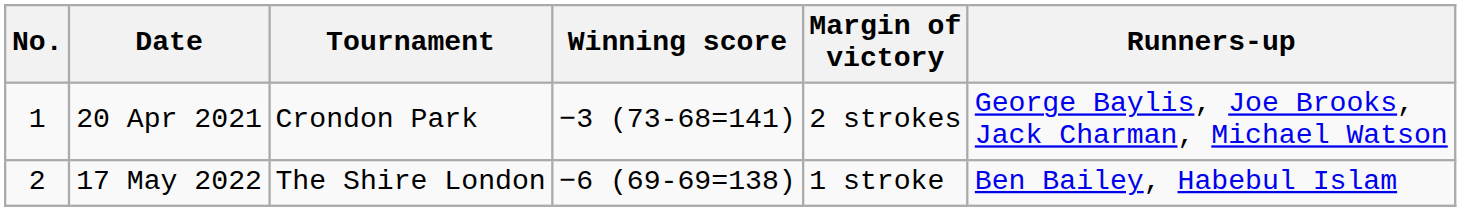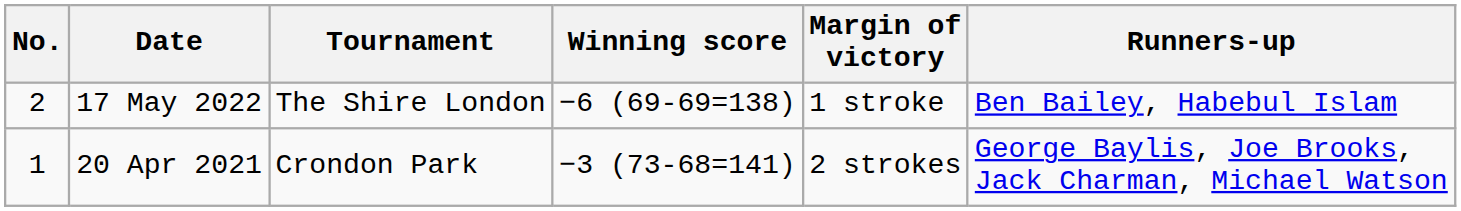rows swapped: (169, 122) <-> (169, 183)
